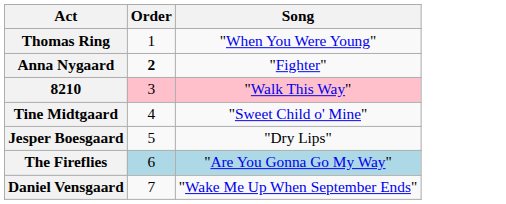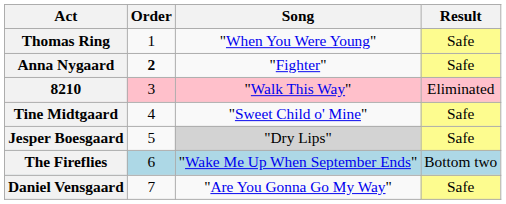+ column: (461, 16)
(298, 138) no background -> (298, 138) lightgrey background
(298, 162) "Are You Gonna Go My Way" -> (298, 162) "Wake Me Up When September Ends"
(298, 187) "Wake Me Up When September Ends" -> (298, 187) "Are You Gonna Go My Way"
